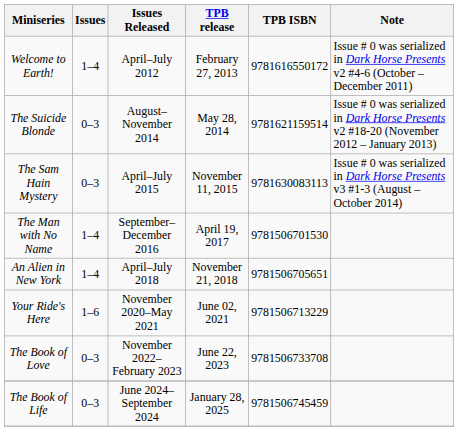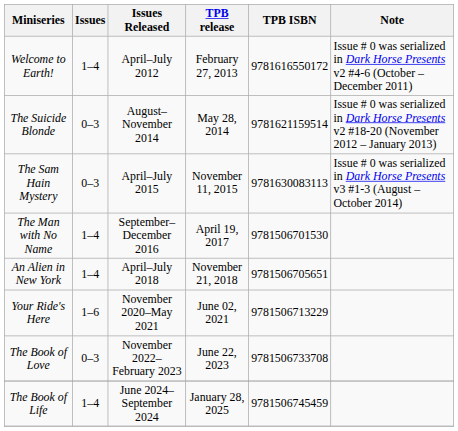(90, 403) 0–3 -> (90, 403) 1–4
